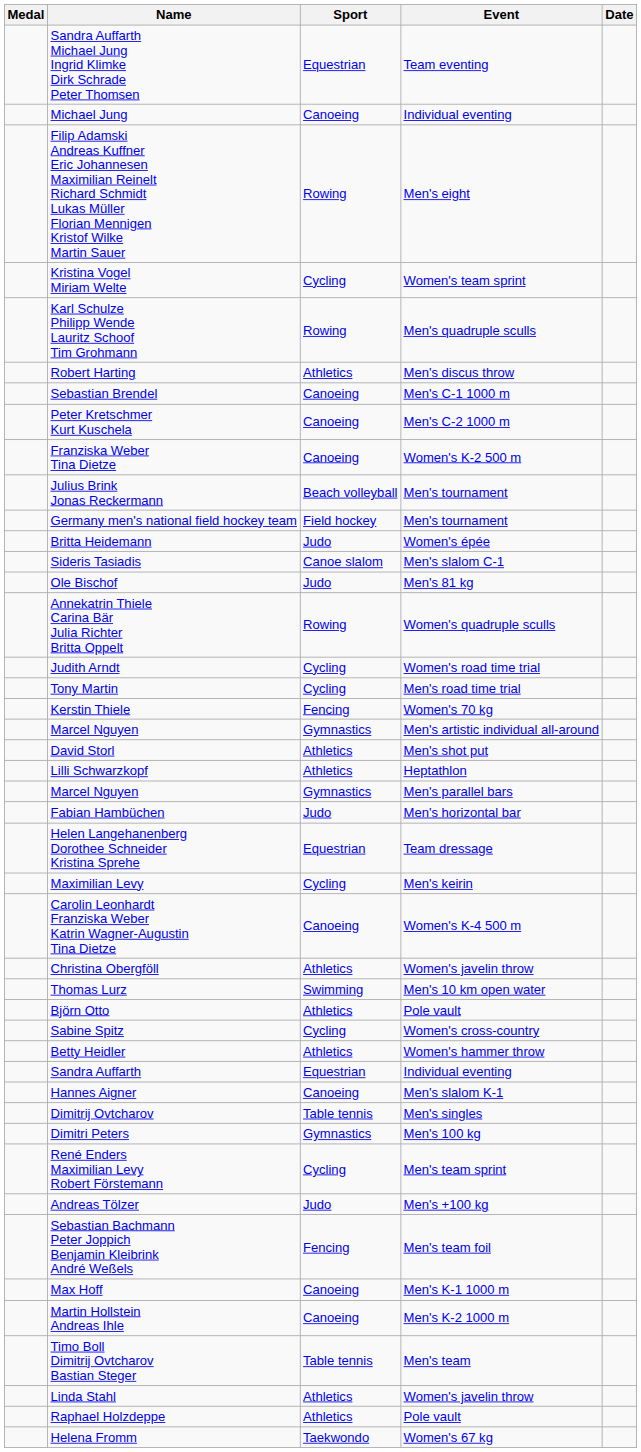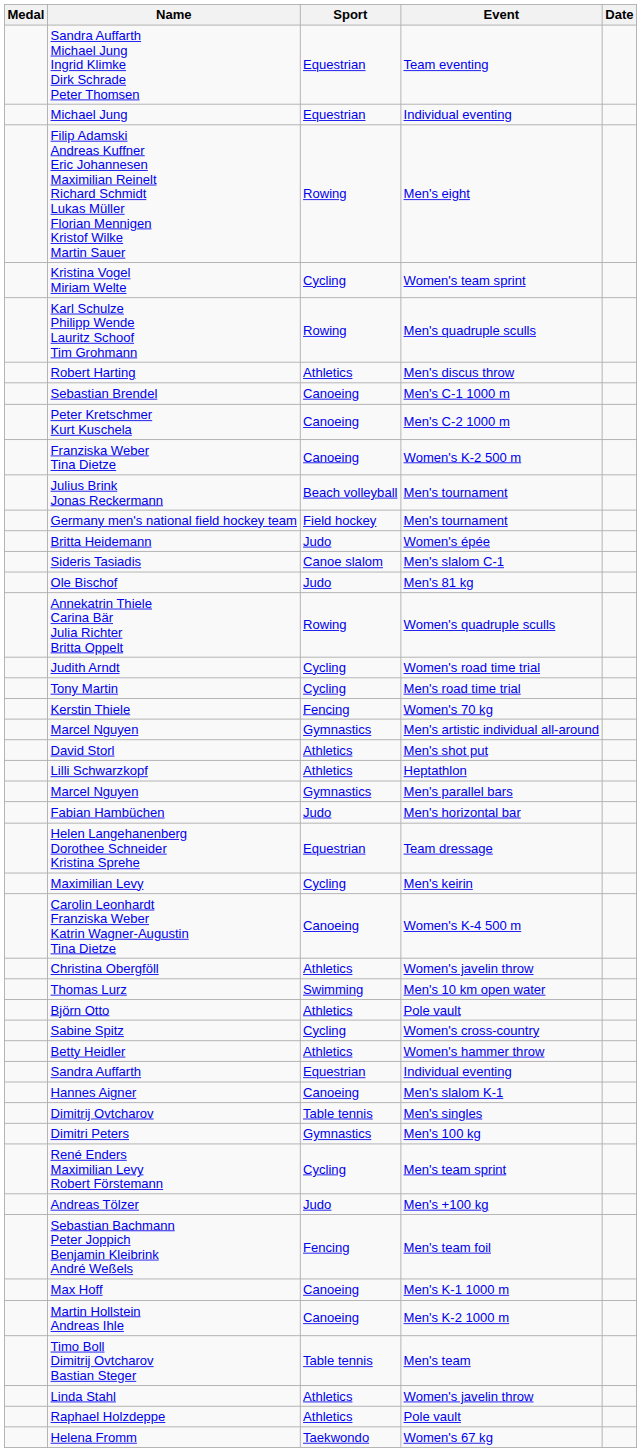(331, 115) Canoeing -> (334, 115) Equestrian
